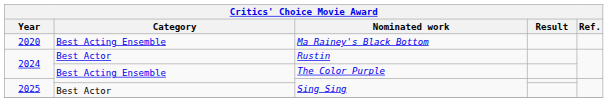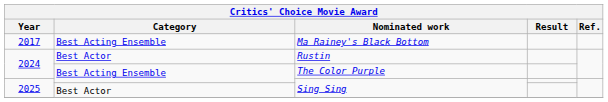(29, 41) 2020 -> (29, 41) 2017
